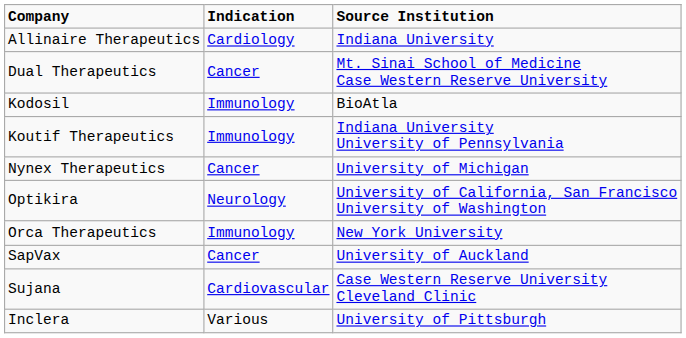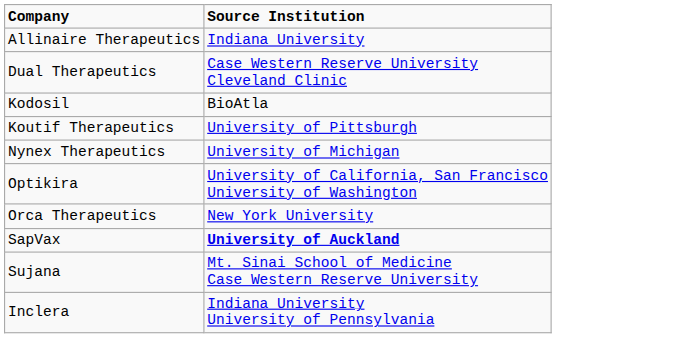- column: (251, 16)
(472, 72) Mt. Sinai School of Medicine Case Western Reserve University -> (343, 72) Case Western Reserve University Cleveland Clinic
(450, 137) Indiana University University of Pennsylvania -> (312, 128) University of Pittsburgh
(433, 257) normal -> (303, 240) bold
(472, 289) Case Western Reserve University Cleveland Clinic -> (343, 272) Mt. Sinai School of Medicine Case Western Reserve University
(441, 321) University of Pittsburgh -> (321, 313) Indiana University University of Pennsylvania
